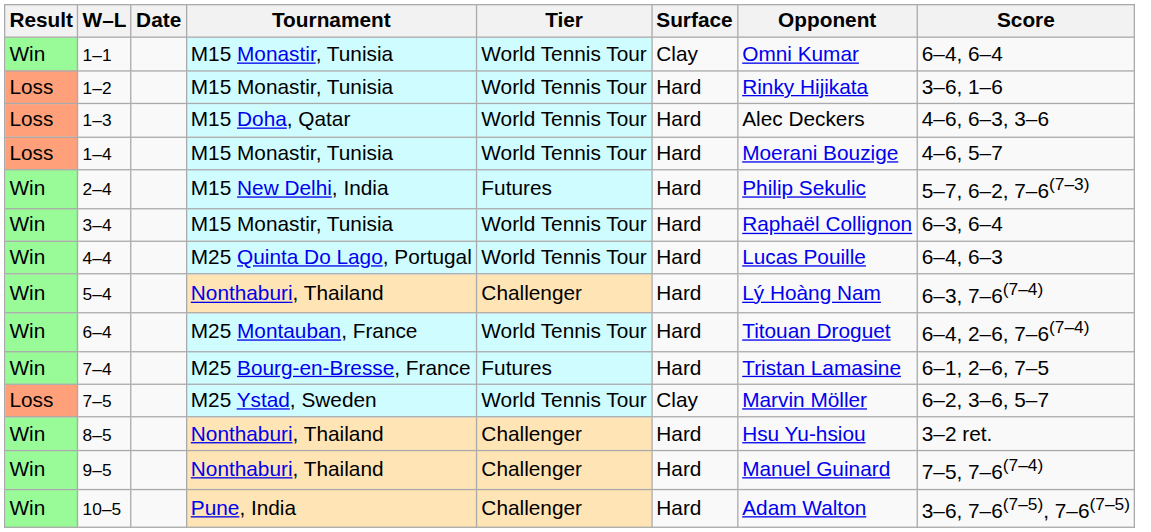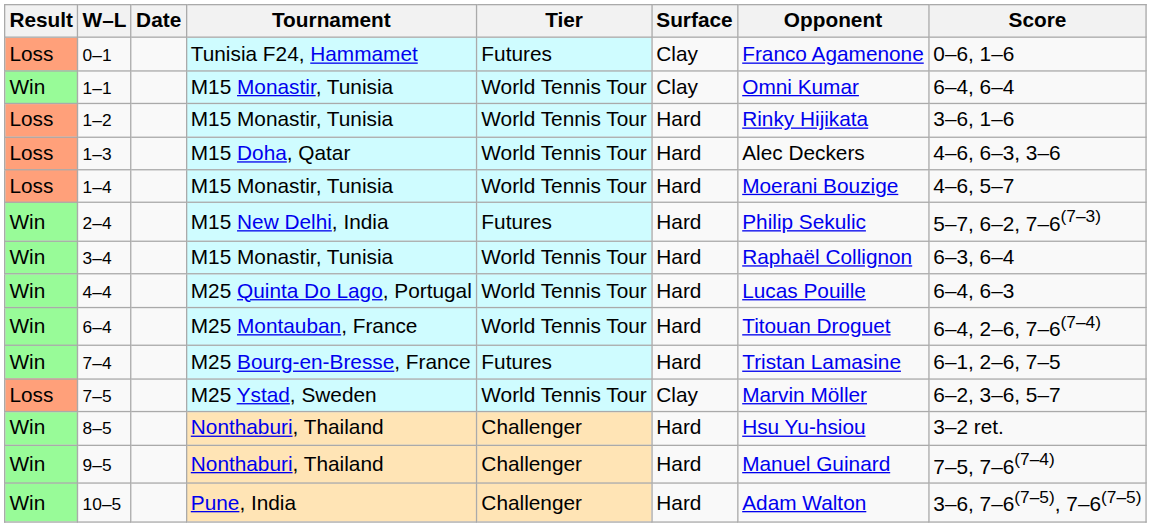+ row: (97, 55)
- row: (97, 294)
